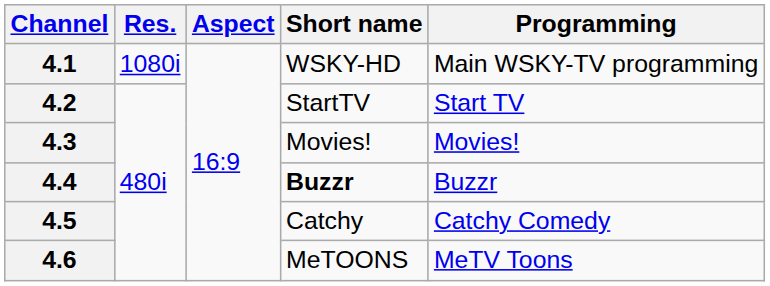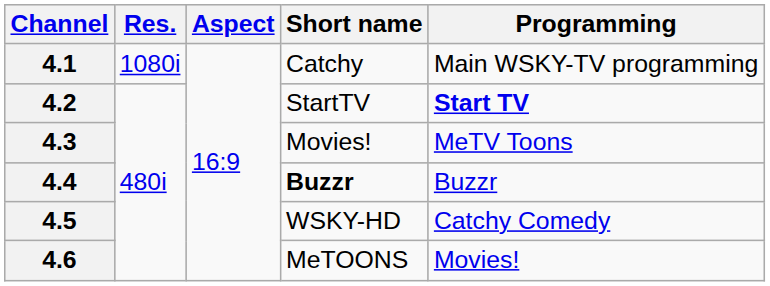(343, 63) WSKY-HD -> (325, 63) Catchy
(479, 102) normal -> (481, 102) bold
(477, 142) Movies! -> (503, 142) MeTV Toons
(325, 220) Catchy -> (343, 220) WSKY-HD
(503, 260) MeTV Toons -> (477, 260) Movies!
